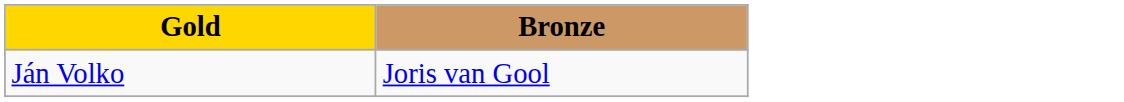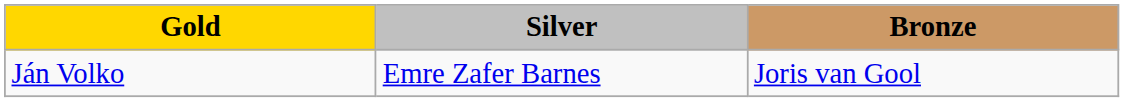+ column: (562, 27)
